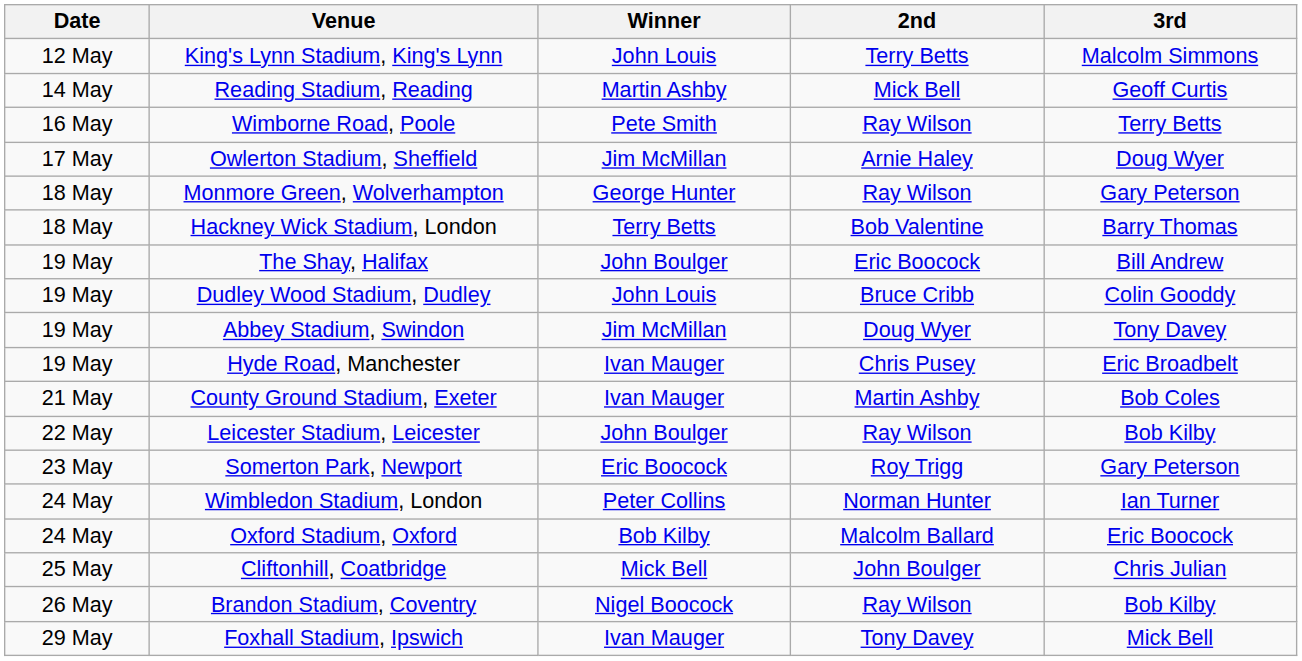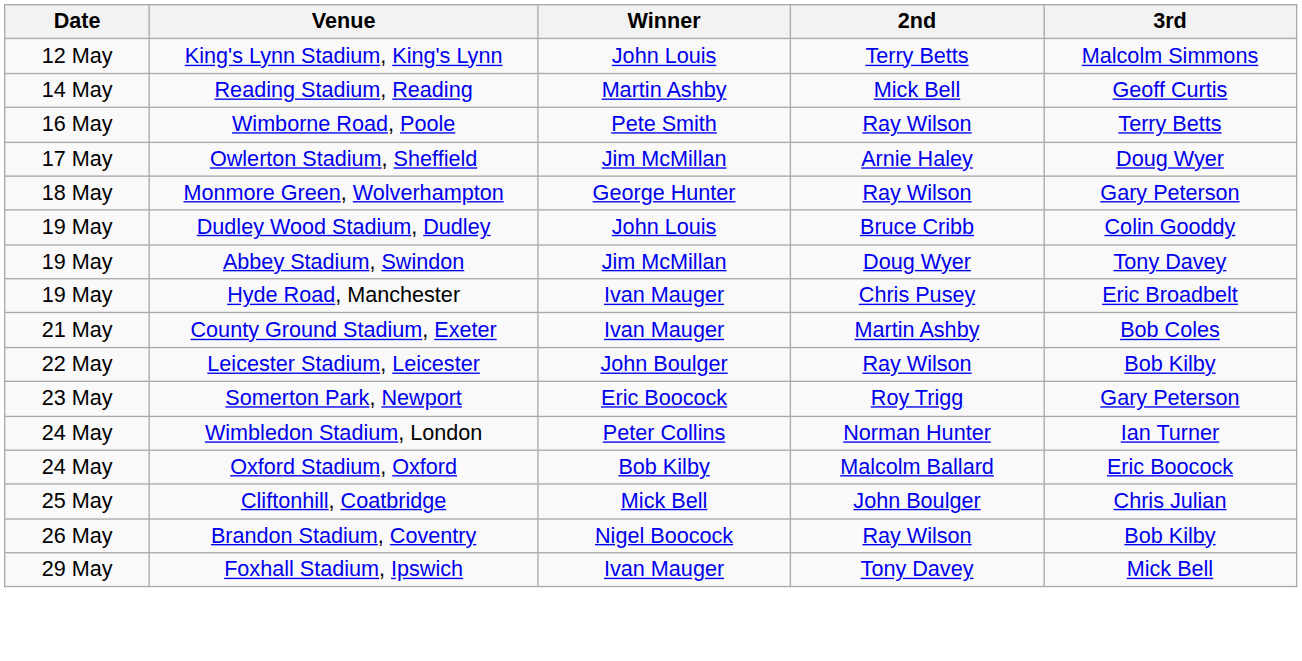- row: (344, 227)
- row: (344, 261)
